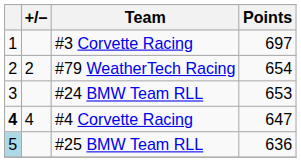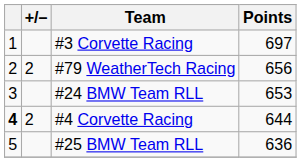(279, 68) 654 -> (279, 68) 656
(29, 119) 4 -> (29, 119) 2
(279, 119) 647 -> (279, 119) 644
(13, 145) lightblue background -> (13, 145) no background
